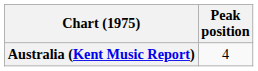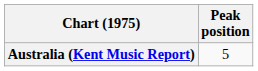(225, 54) 4 -> (225, 54) 5
